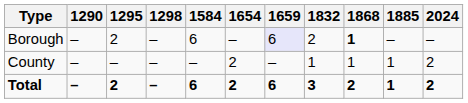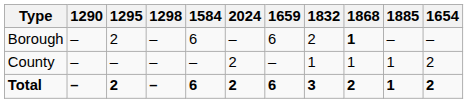columns swapped: (245, 16) <-> (442, 16)
(272, 39) lavender background -> (272, 39) no background
